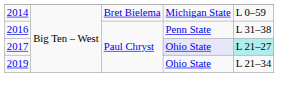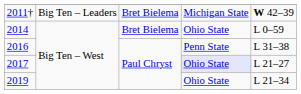+ row: (20, 13)
(198, 13) Michigan State -> (206, 30) Ohio State
(253, 47) paleturquoise background -> (271, 64) no background
